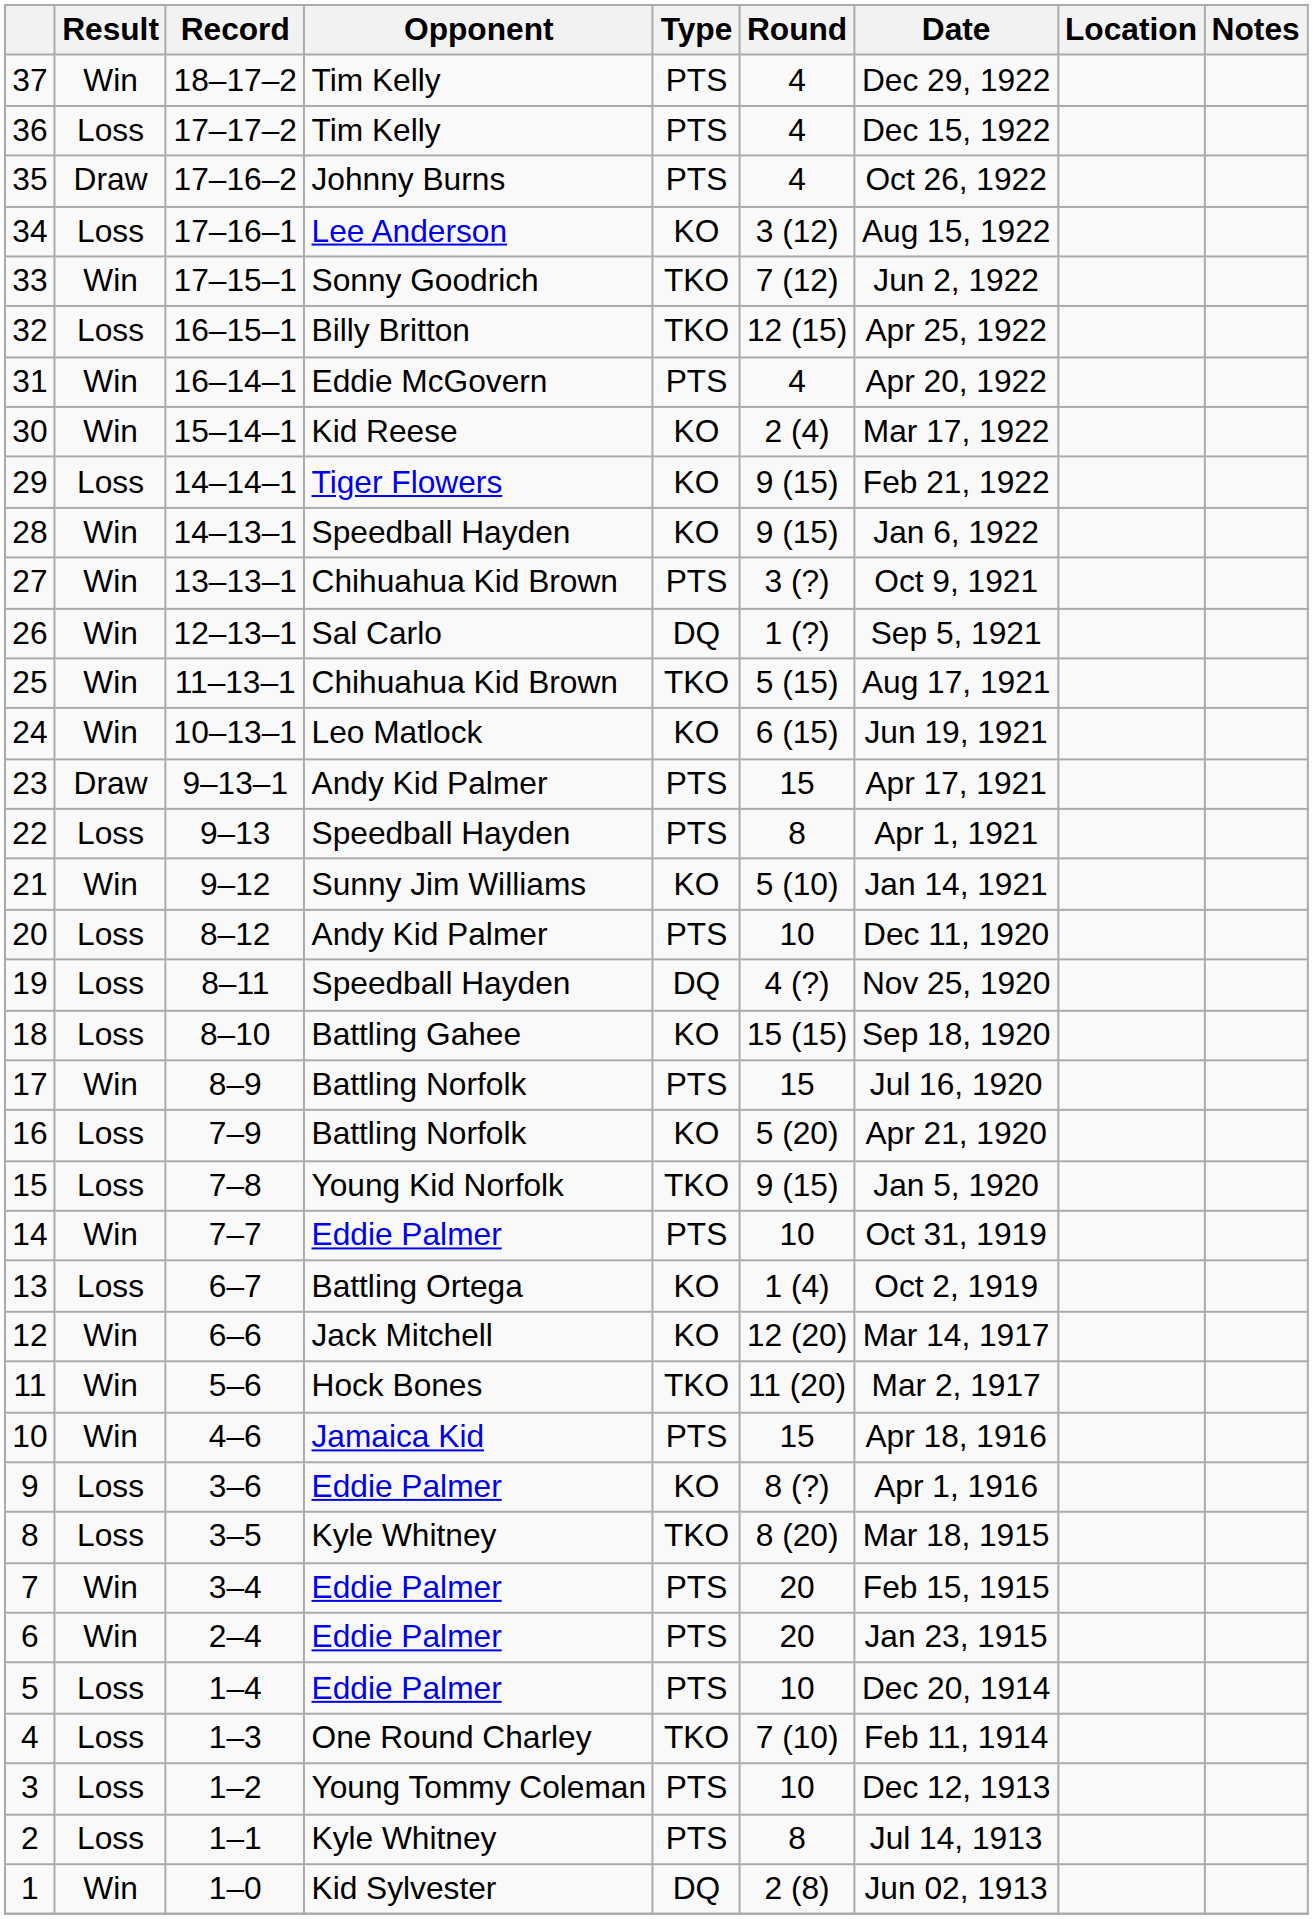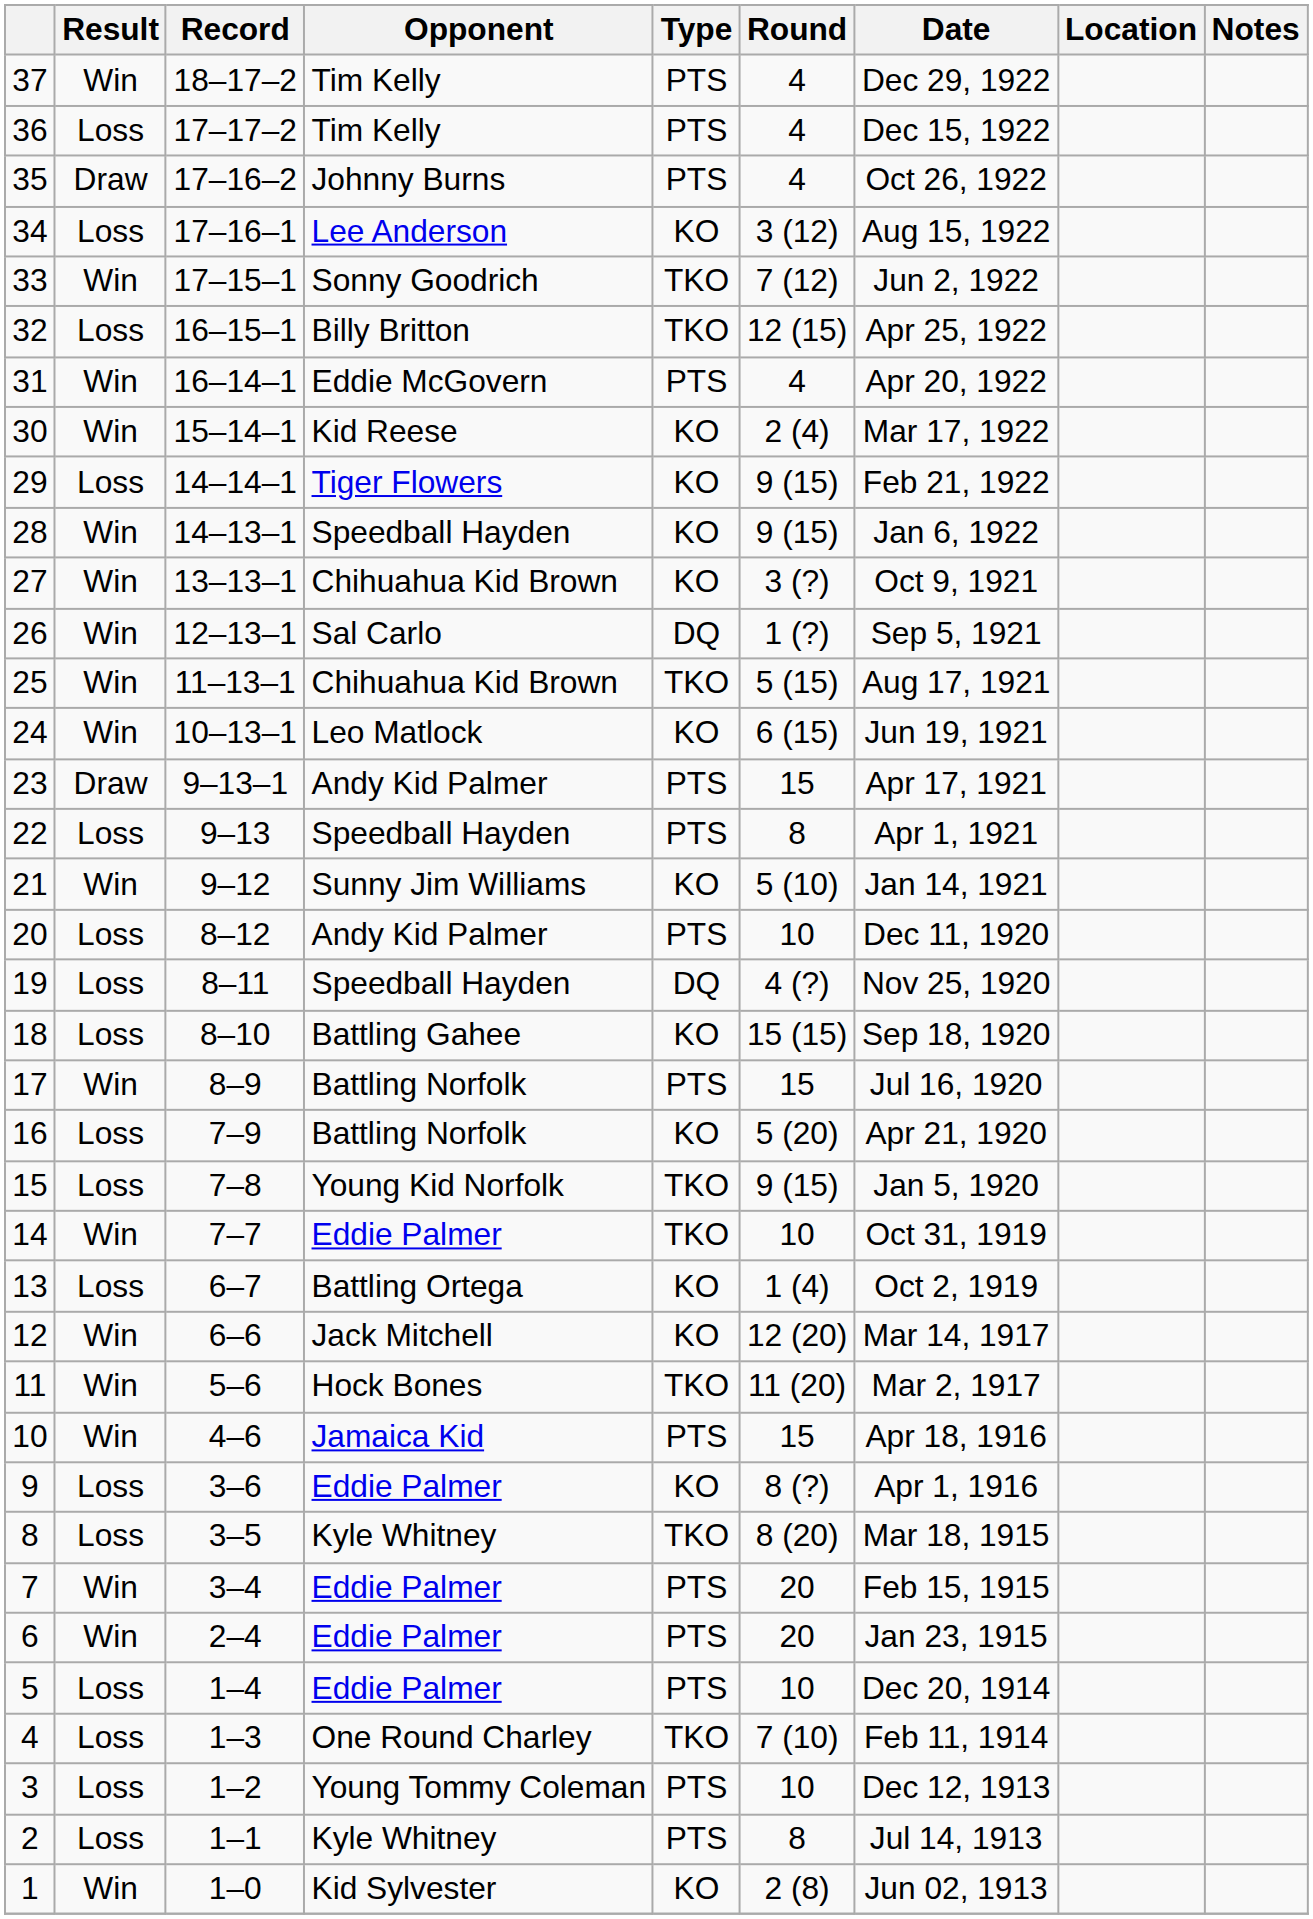(697, 582) PTS -> (697, 582) KO
(697, 1235) PTS -> (696, 1235) TKO
(697, 1888) DQ -> (697, 1888) KO
